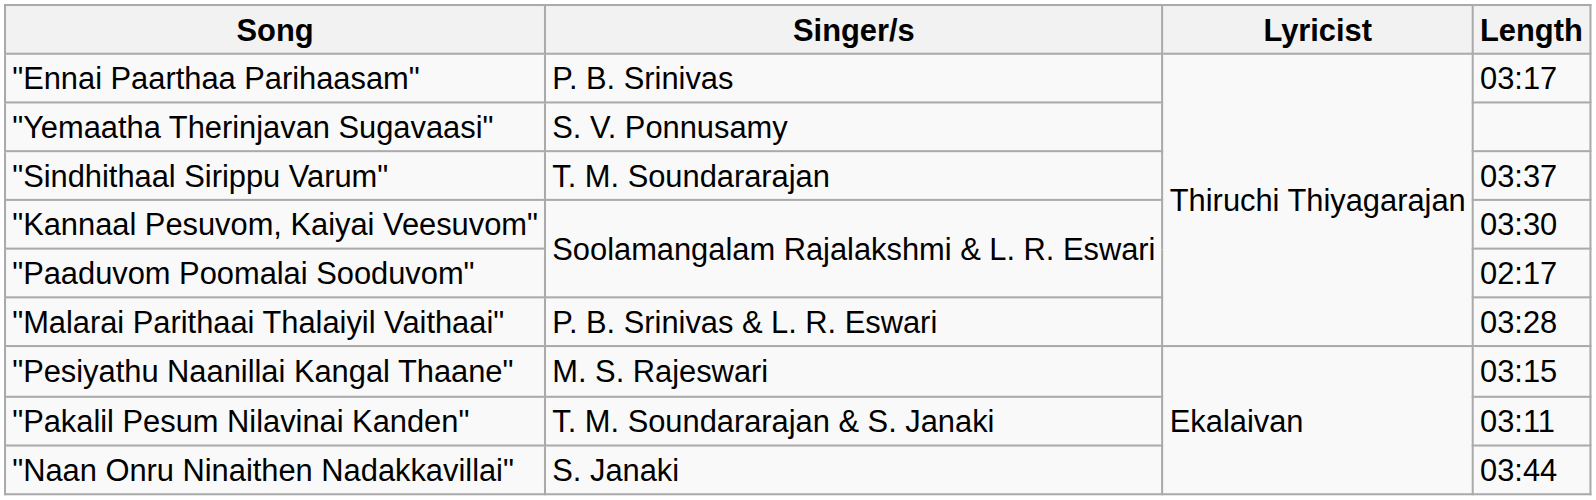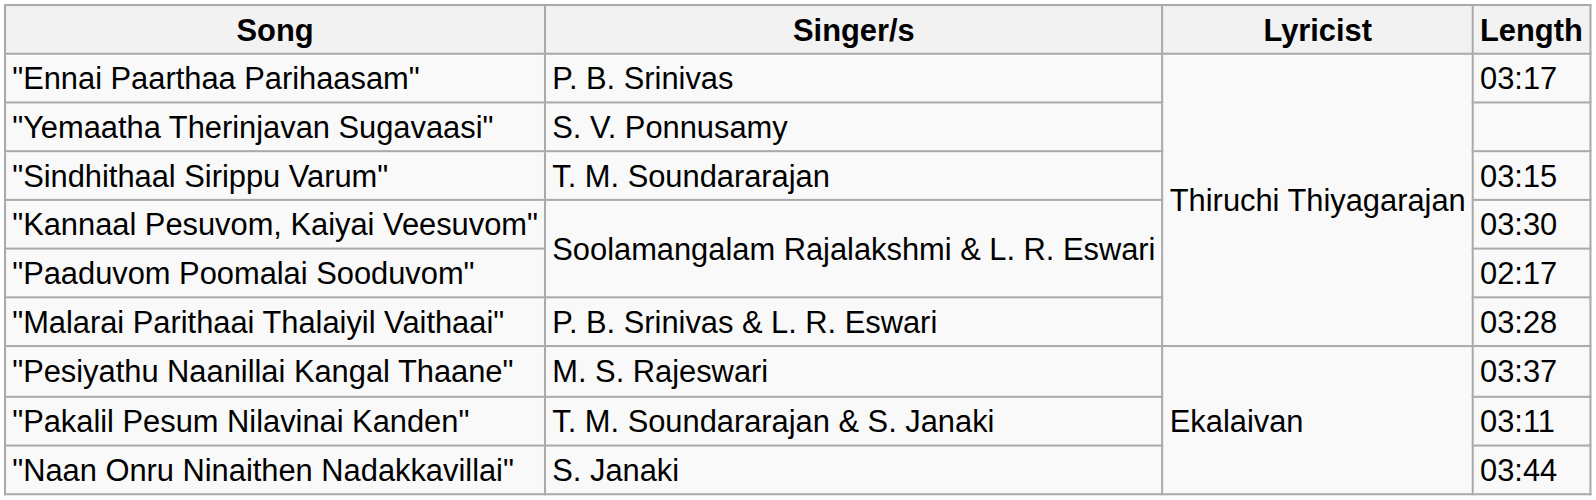(1519, 176) 03:37 -> (1519, 176) 03:15
(1519, 372) 03:15 -> (1519, 372) 03:37
